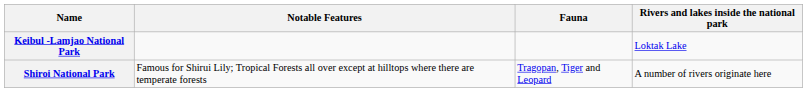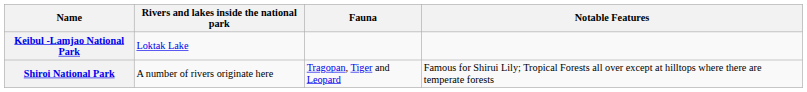columns swapped: (325, 18) <-> (717, 18)
